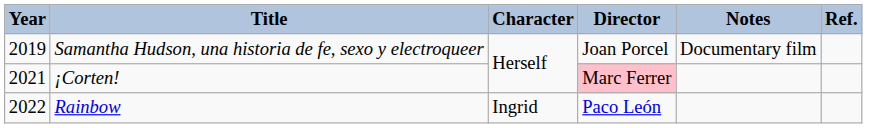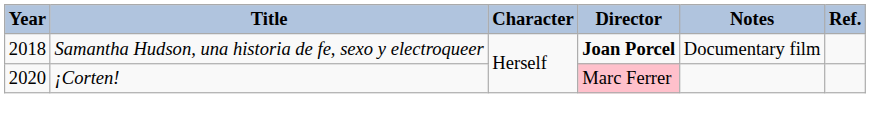(27, 48) 2019 -> (27, 48) 2018
(625, 48) normal -> (629, 48) bold
(27, 78) 2021 -> (27, 78) 2020
- row: (88, 107)
